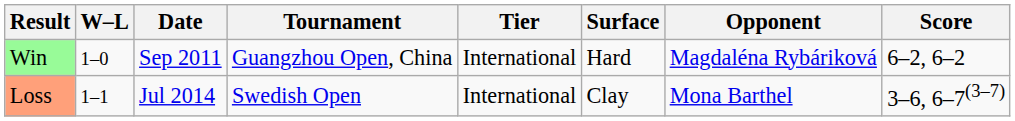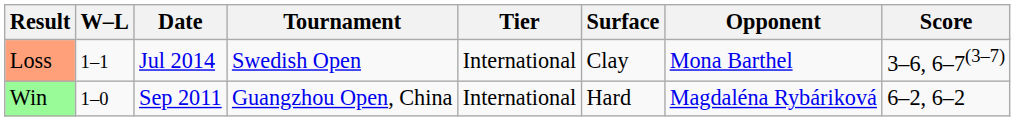rows swapped: (29, 57) <-> (31, 95)
